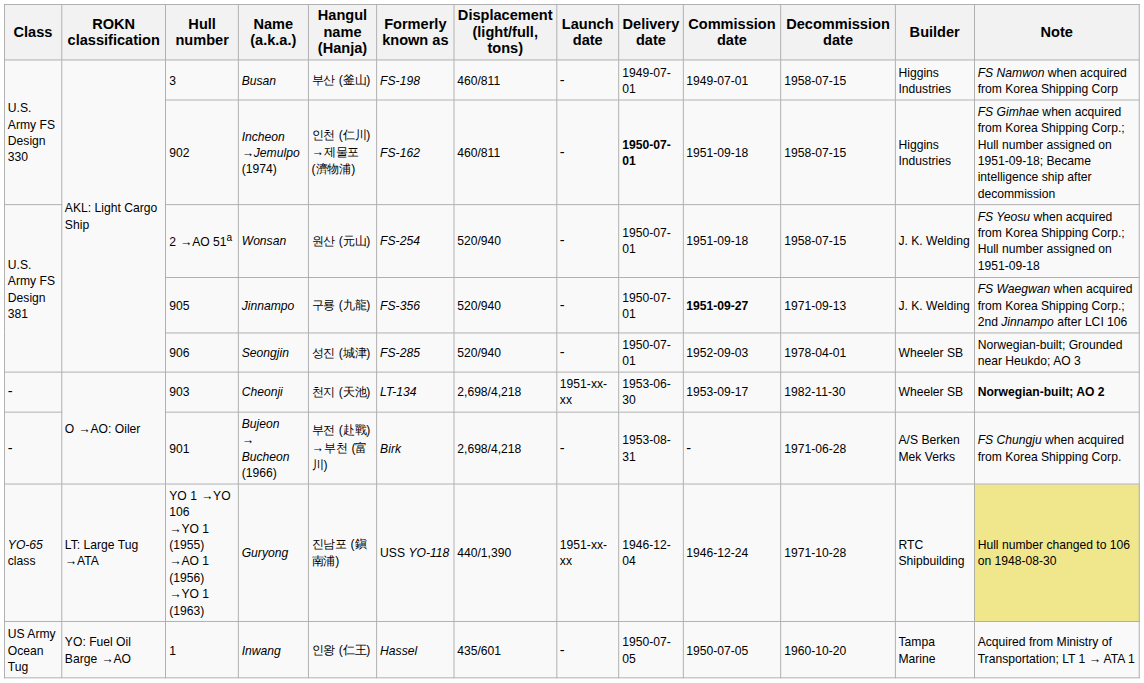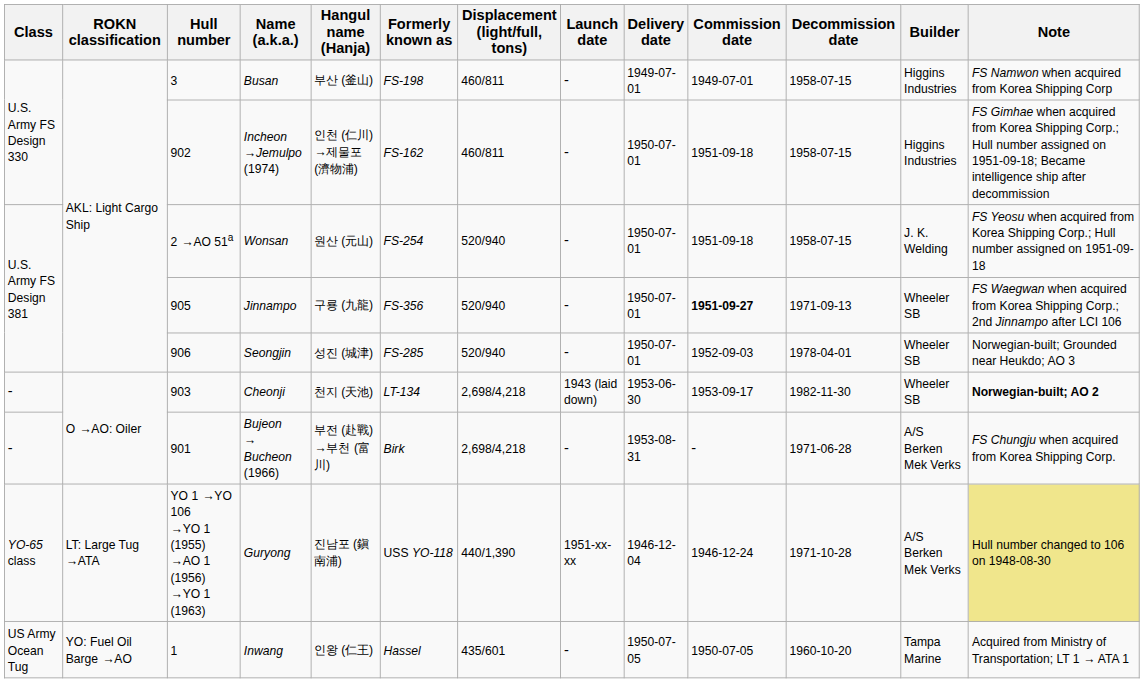(647, 152) bold -> (652, 153) normal
(934, 305) J. K. Welding -> (927, 305) Wheeler SB
(583, 393) 1951-xx-xx -> (591, 393) 1943 (laid down)
(932, 553) RTC Shipbuilding -> (932, 553) A/S Berken Mek Verks
